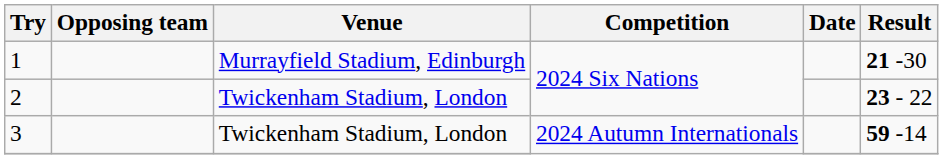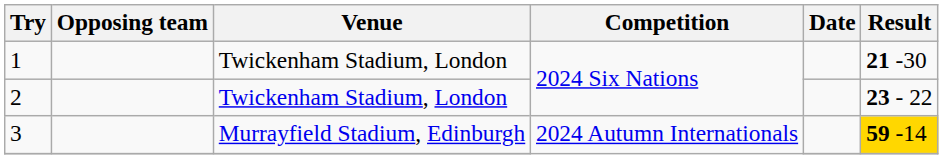(372, 60) Murrayfield Stadium, Edinburgh -> (363, 60) Twickenham Stadium, London
(363, 134) Twickenham Stadium, London -> (372, 134) Murrayfield Stadium, Edinburgh
(897, 134) no background -> (897, 134) gold background
